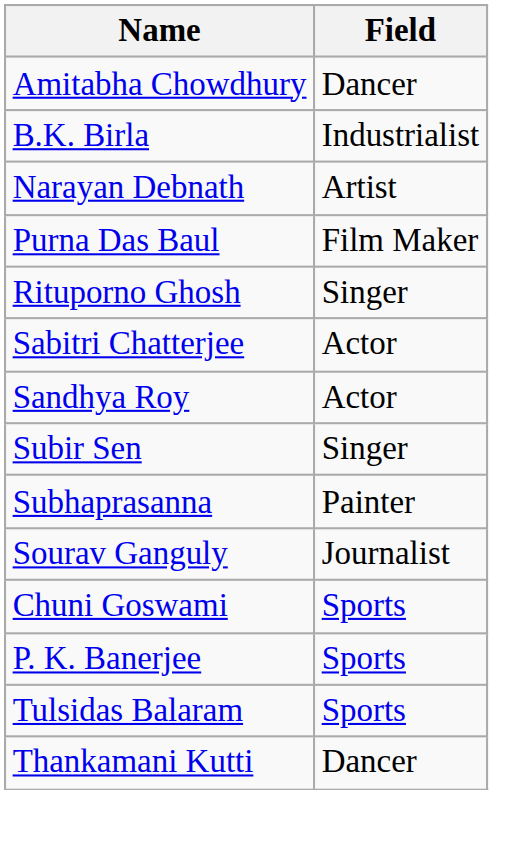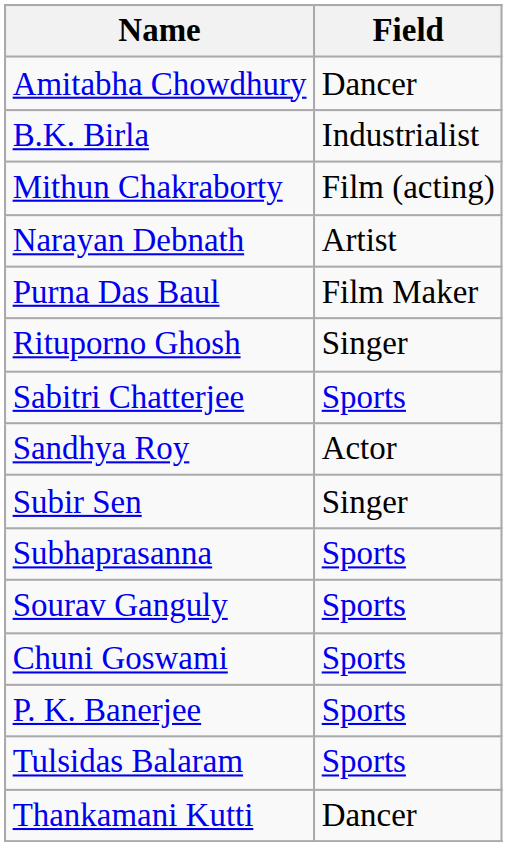+ row: (148, 187)
(359, 344) Actor -> (364, 396) Sports
(368, 501) Painter -> (364, 553) Sports
(386, 553) Journalist -> (364, 605) Sports
